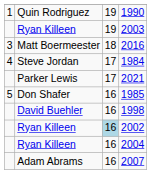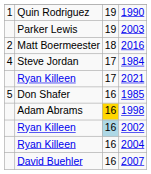(46, 29) Ryan Killeen -> (47, 29) Parker Lewis
(10, 45) 3 -> (10, 45) 2
(47, 78) Parker Lewis -> (46, 78) Ryan Killeen
(50, 111) David Buehler -> (50, 111) Adam Abrams
(111, 111) no background -> (111, 111) gold background
(50, 161) Adam Abrams -> (50, 161) David Buehler
